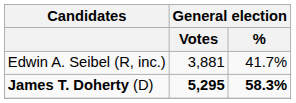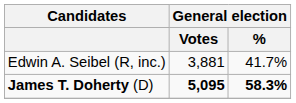(206, 86) 5,295 -> (206, 86) 5,095
